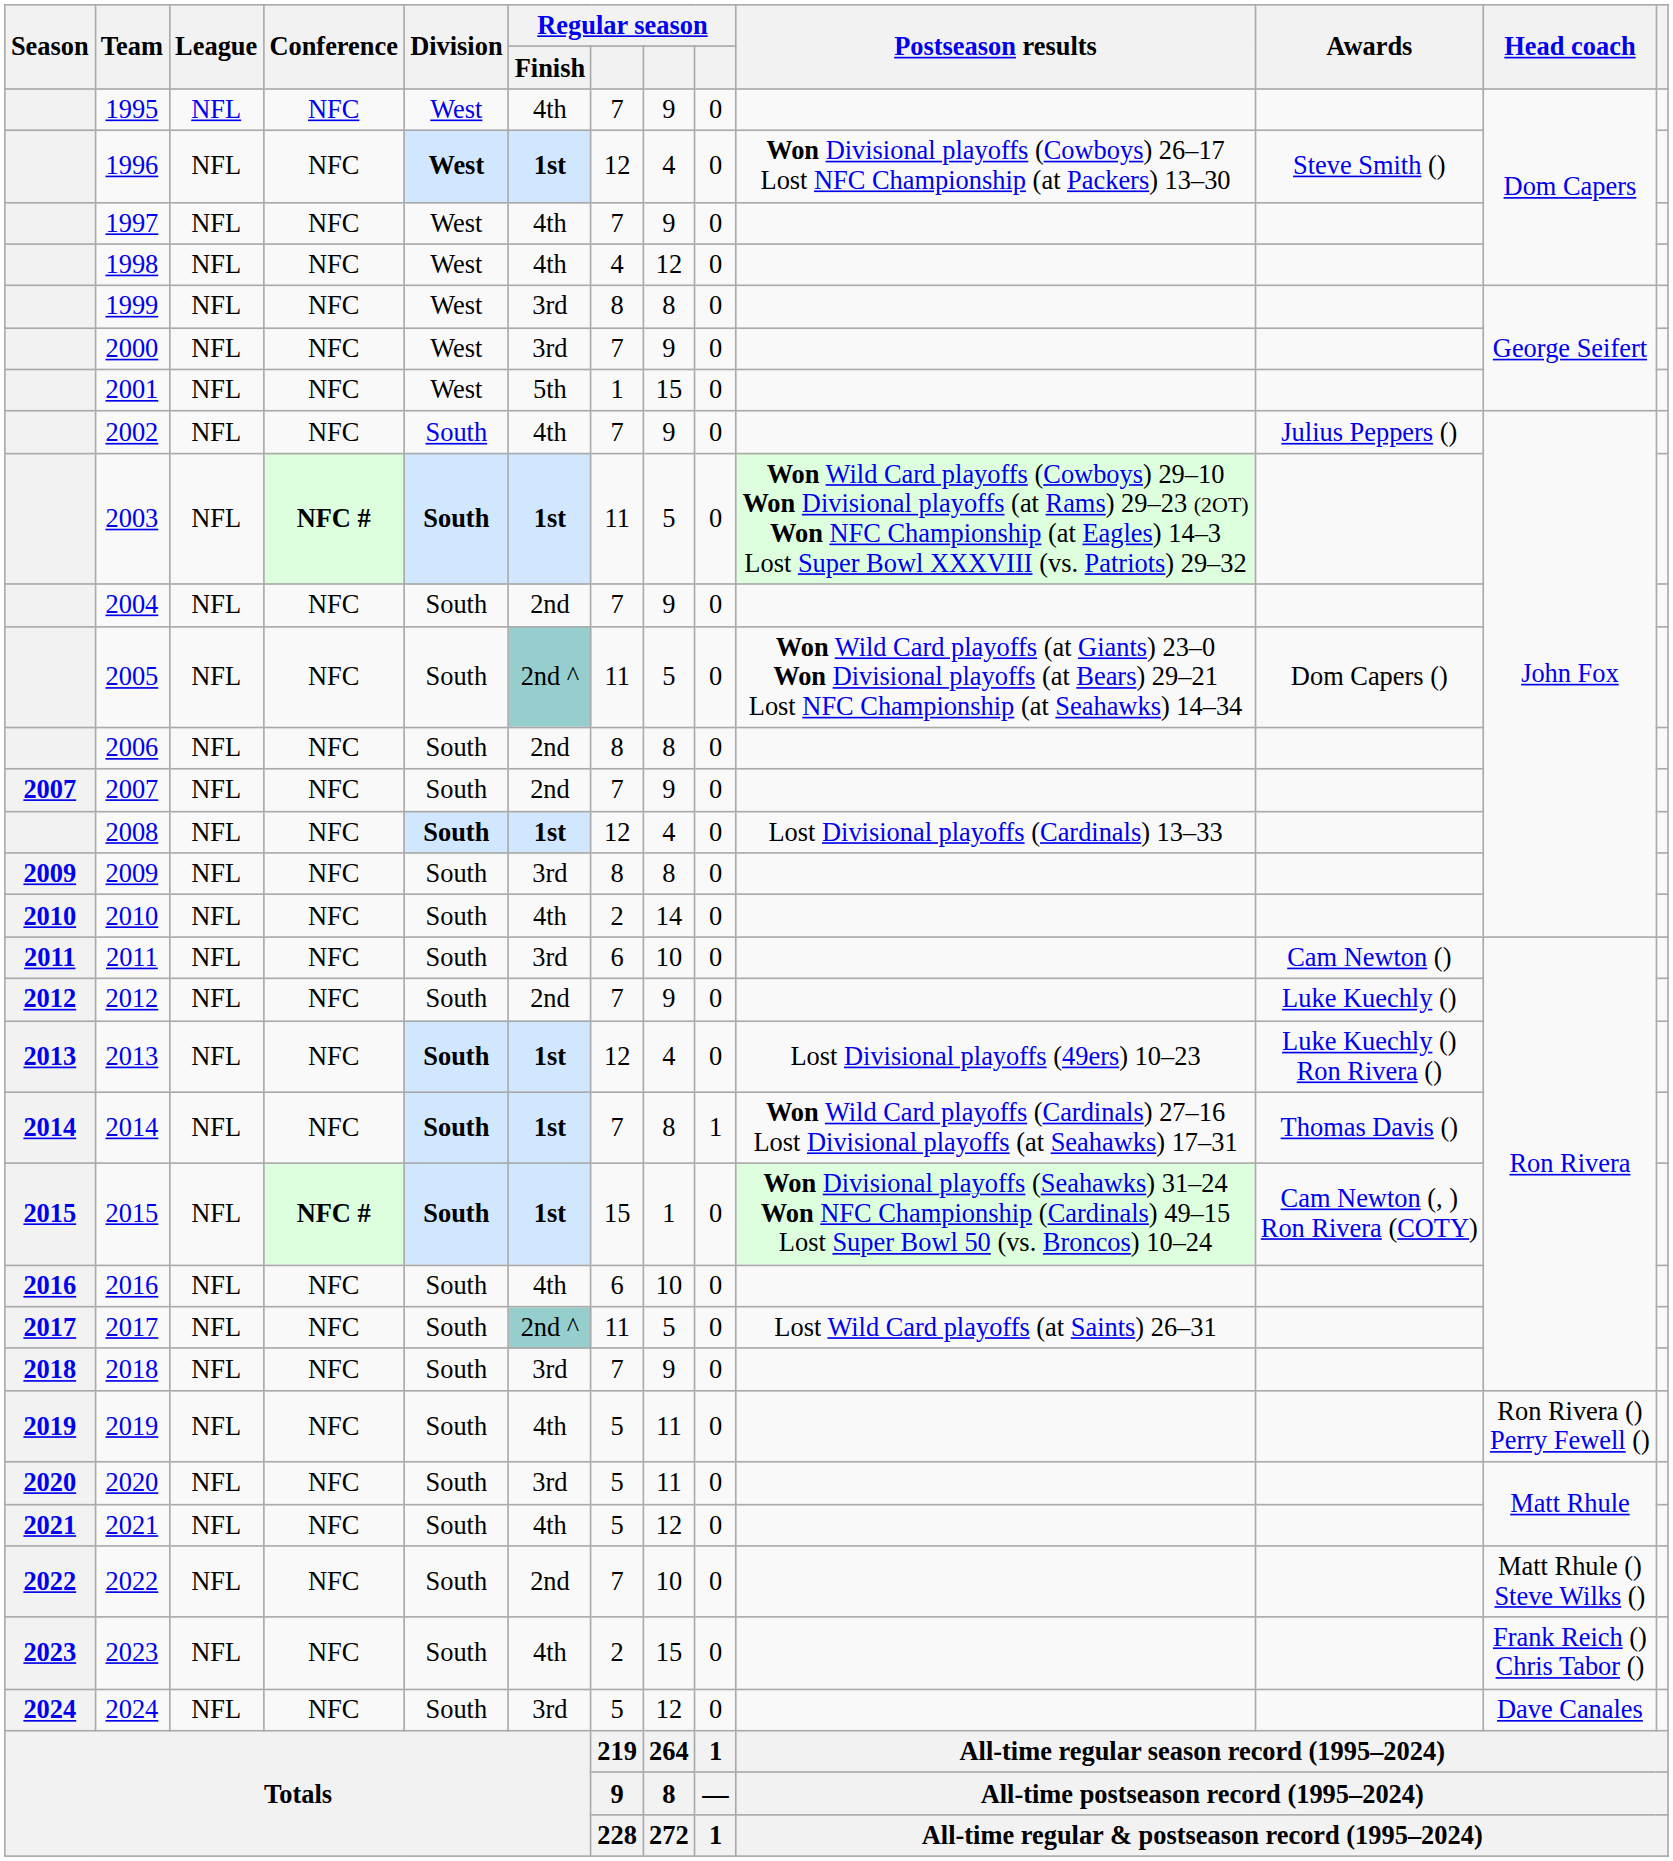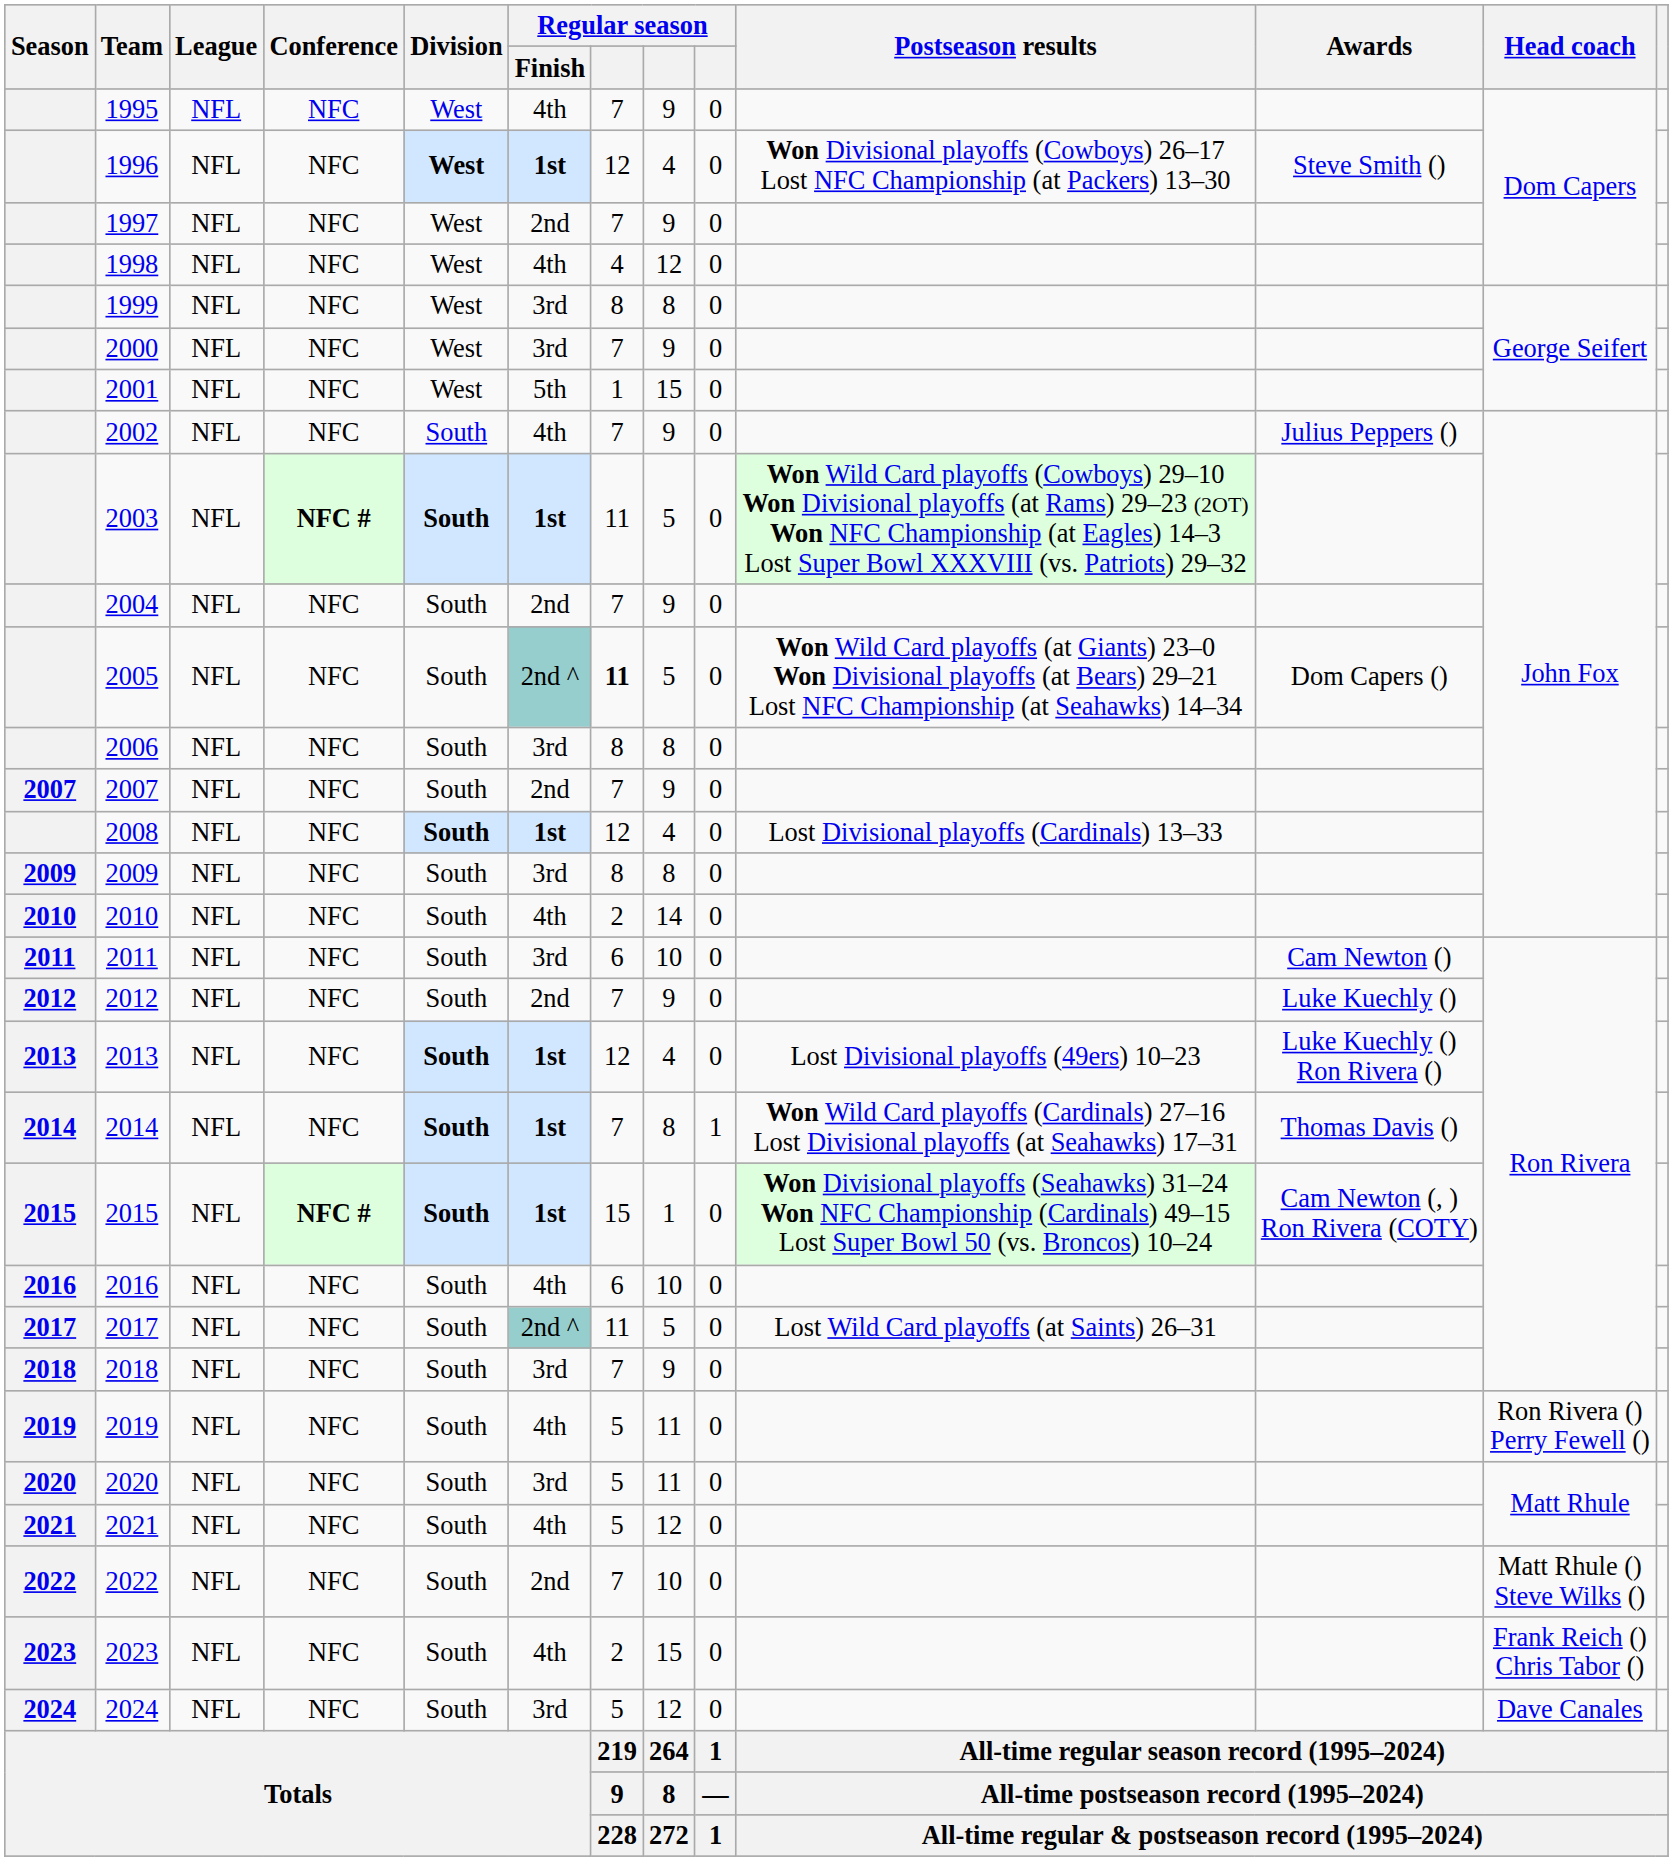(550, 222) 4th -> (550, 222) 2nd
(617, 676) normal -> (617, 676) bold
(550, 747) 2nd -> (550, 747) 3rd
